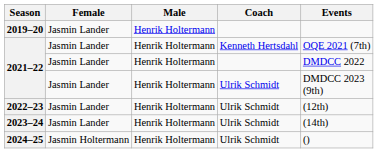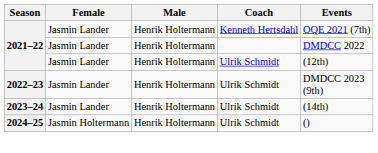- row: (25, 29)
(334, 84) DMDCC 2023 (9th) -> (316, 62) (12th)
(316, 106) (12th) -> (334, 84) DMDCC 2023 (9th)
